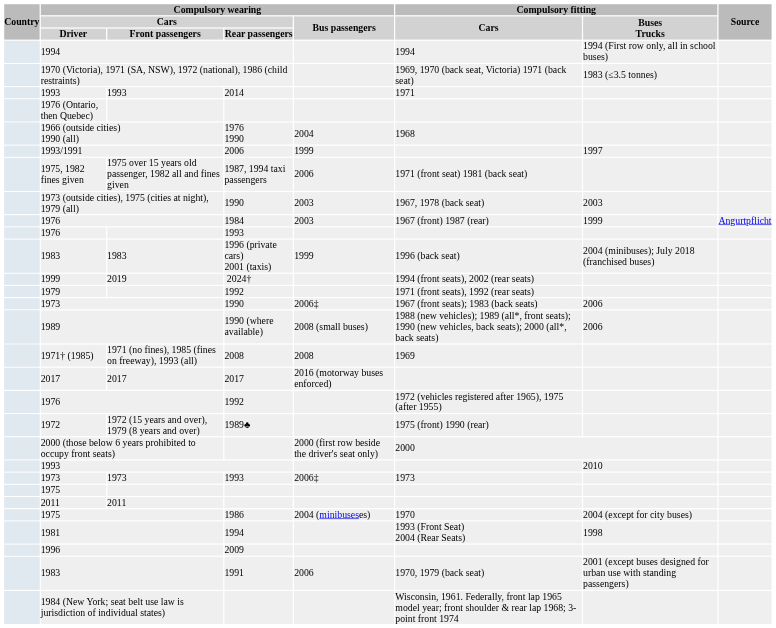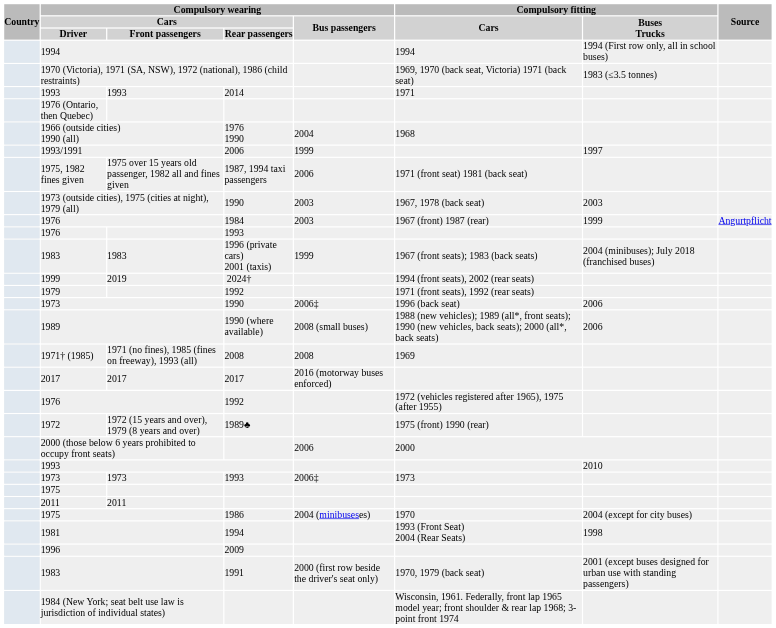(428, 256) 1996 (back seat) -> (466, 256) 1967 (front seats); 1983 (back seats)
(466, 303) 1967 (front seats); 1983 (back seats) -> (428, 303) 1996 (back seat)
(337, 448) 2000 (first row beside the driver's seat only) -> (304, 448) 2006
(304, 573) 2006 -> (337, 573) 2000 (first row beside the driver's seat only)
